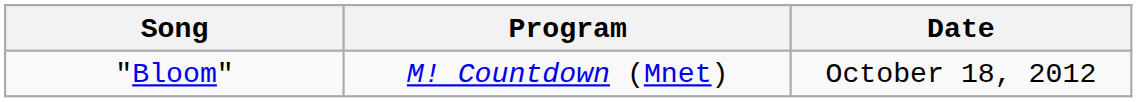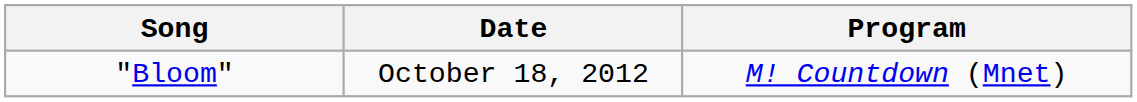columns swapped: (568, 28) <-> (961, 28)
